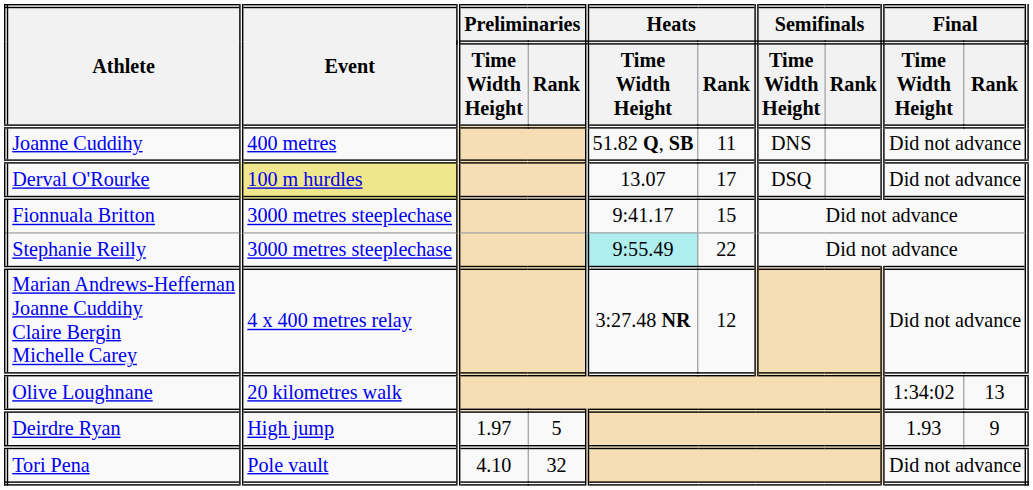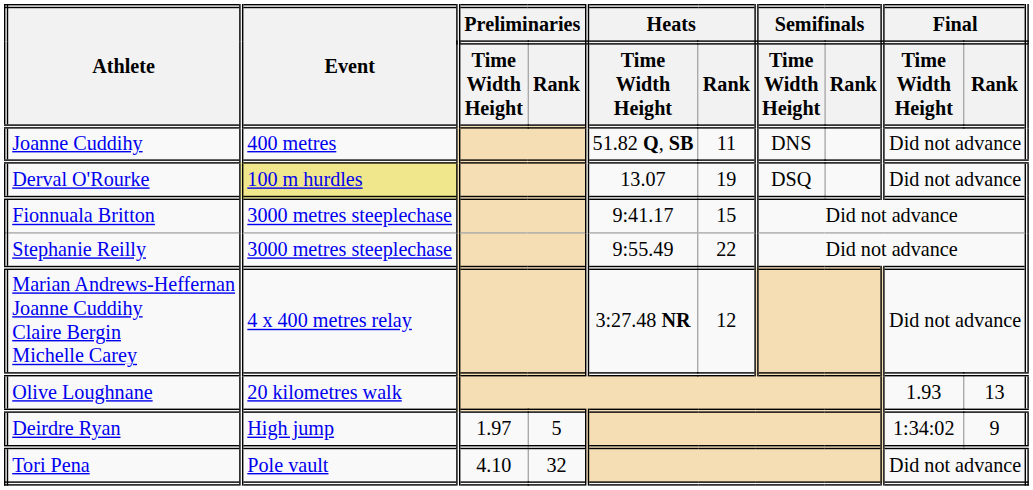(726, 180) 17 -> (726, 180) 19
(643, 249) paleturquoise background -> (643, 249) no background
(924, 392) 1:34:02 -> (924, 392) 1.93
(924, 428) 1.93 -> (924, 428) 1:34:02
